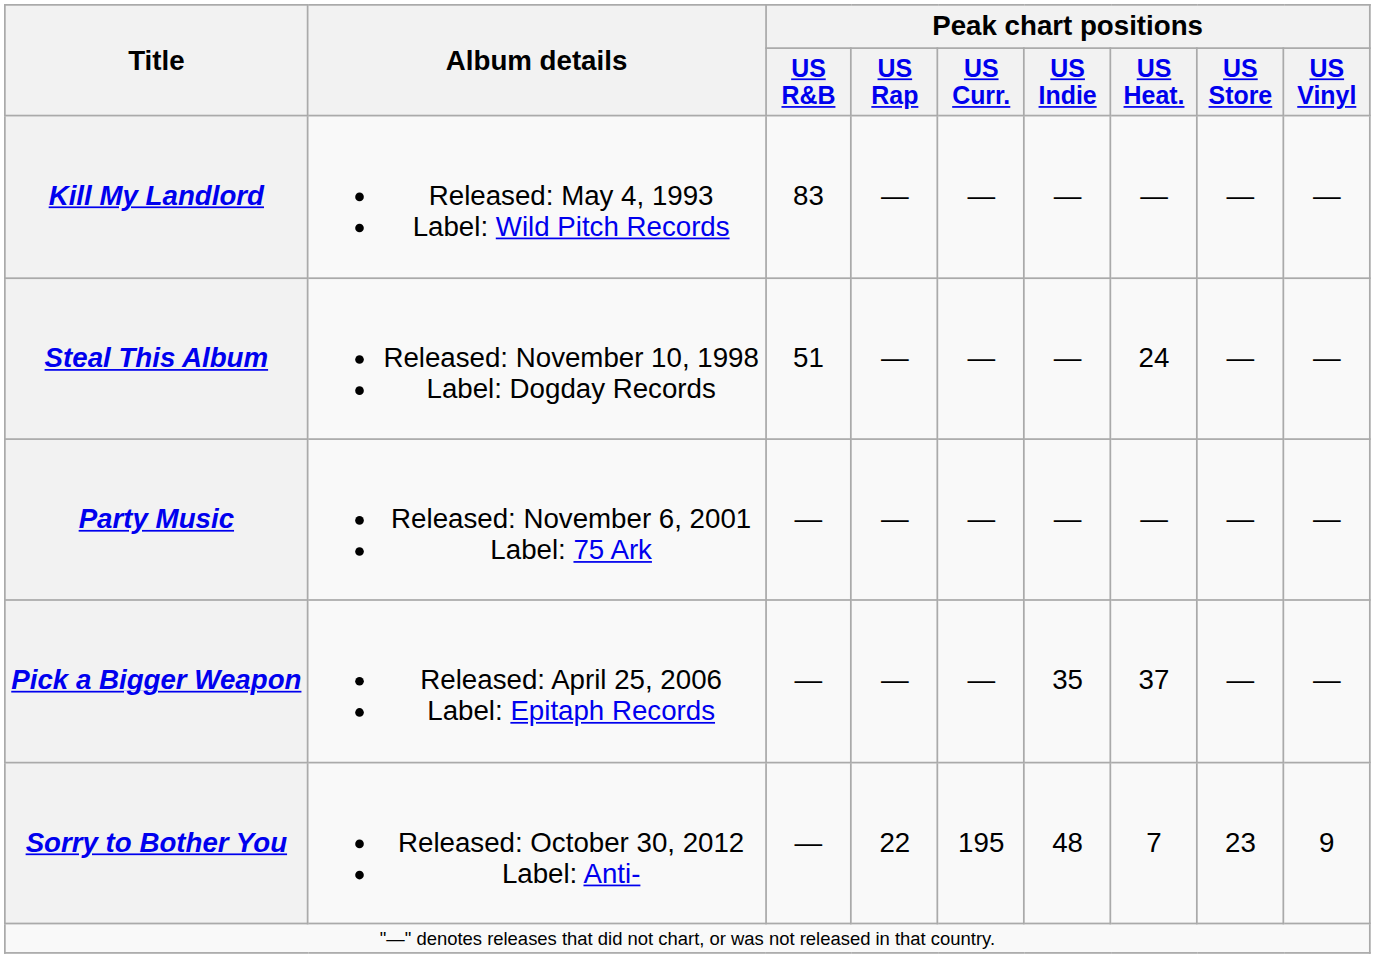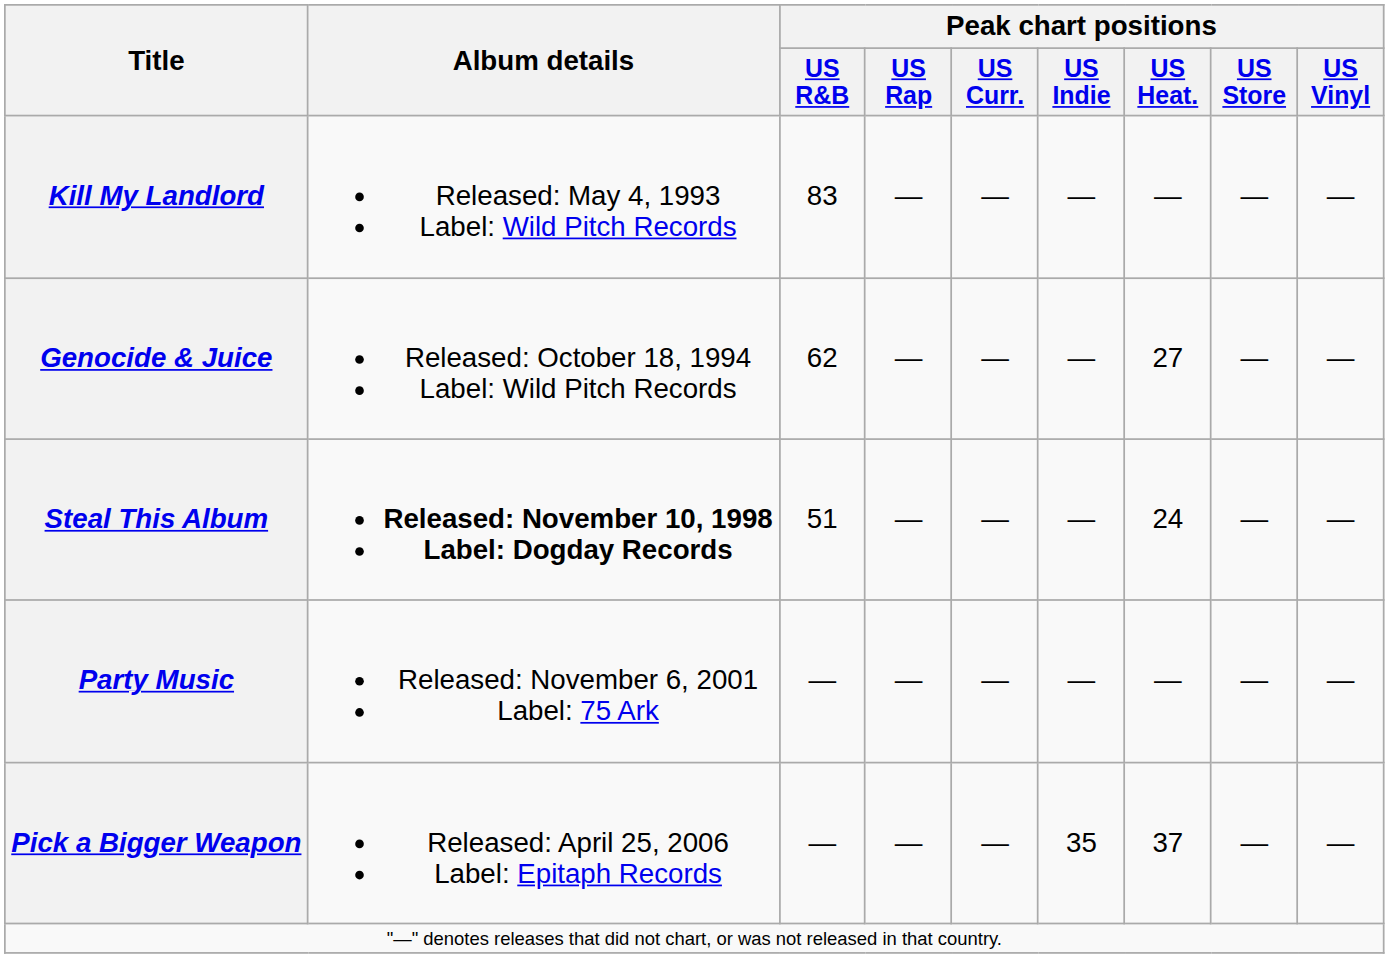+ row: (156, 357)
(537, 374) normal -> (543, 535) bold
- row: (156, 842)
